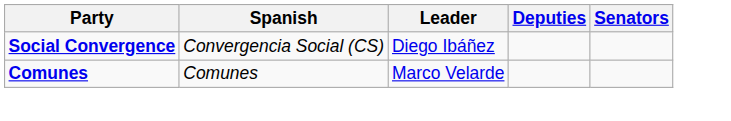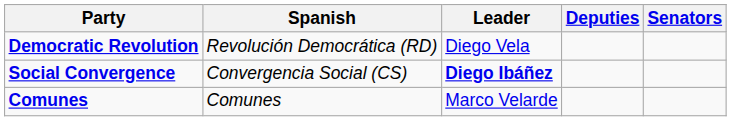+ row: (104, 45)
(443, 45) normal -> (499, 73) bold
